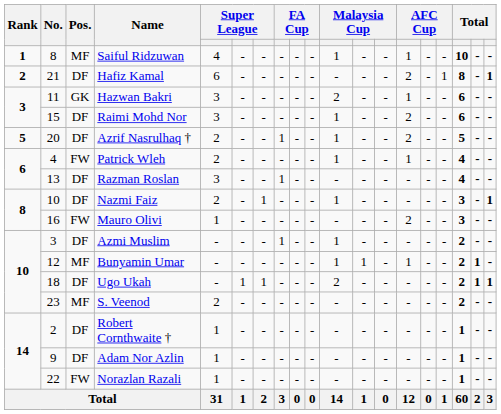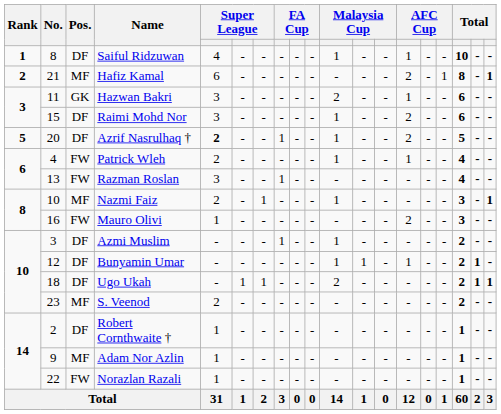(80, 55) MF -> (80, 55) DF
(80, 76) DF -> (80, 76) MF
(216, 138) normal -> (216, 138) bold
(80, 179) DF -> (80, 179) FW
(80, 199) DF -> (80, 199) MF
(80, 261) MF -> (80, 261) DF
(80, 358) DF -> (80, 358) MF
